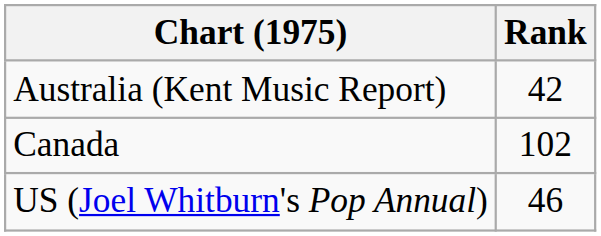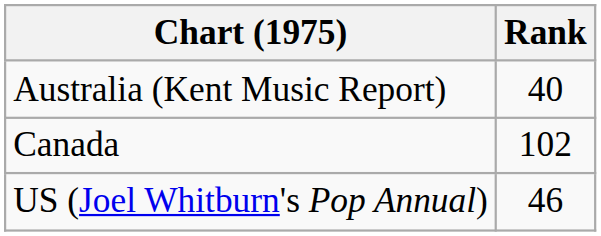(545, 88) 42 -> (545, 88) 40
